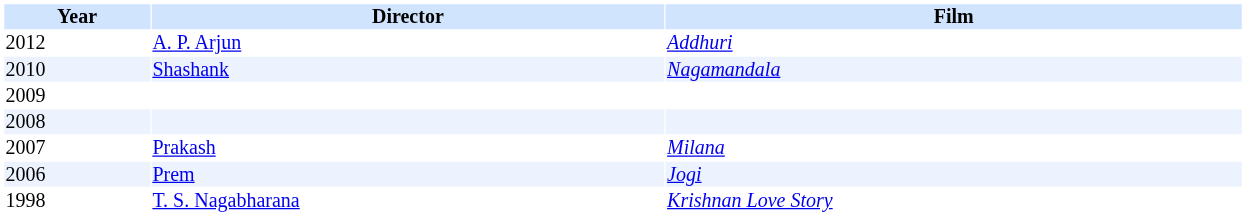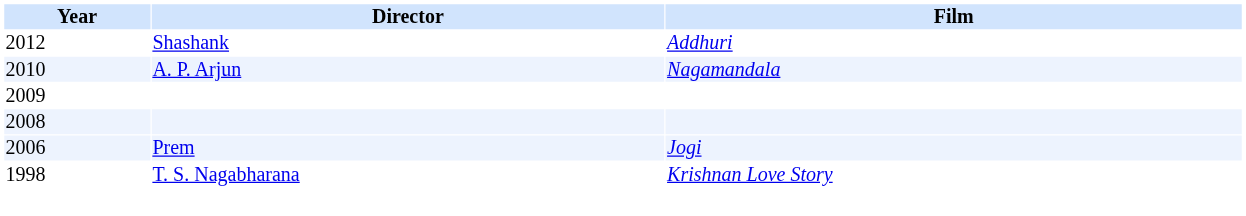(197, 42) A. P. Arjun -> (191, 42) Shashank
(191, 69) Shashank -> (197, 69) A. P. Arjun
- row: (26, 147)
